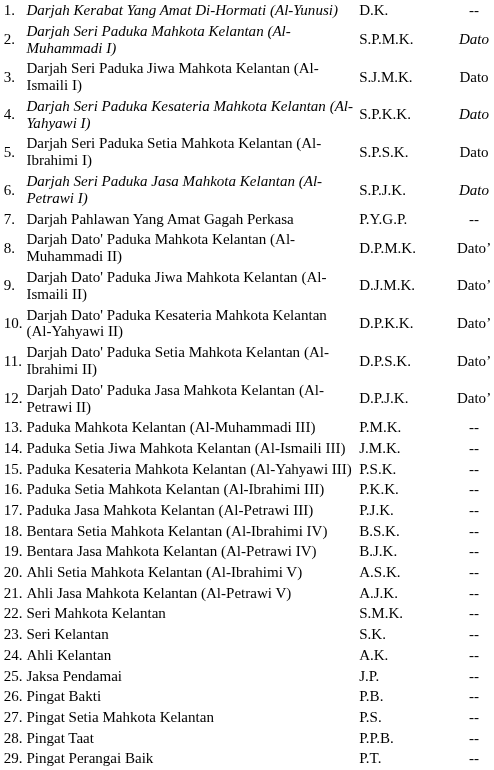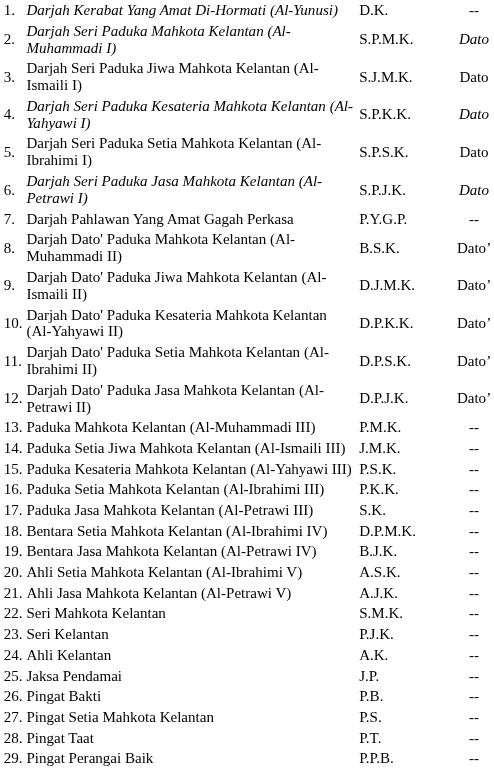(388, 248) D.P.M.K. -> (379, 248) B.S.K.
(376, 510) P.J.K. -> (373, 510) S.K.
(379, 531) B.S.K. -> (388, 531) D.P.M.K.
(373, 634) S.K. -> (376, 634) P.J.K.
(376, 737) P.P.B. -> (370, 737) P.T.
(370, 758) P.T. -> (376, 758) P.P.B.
